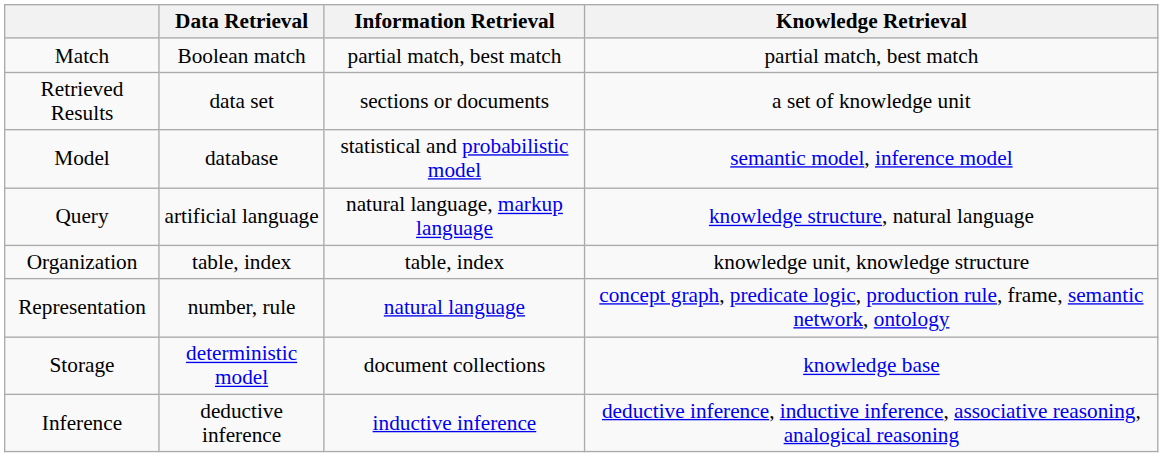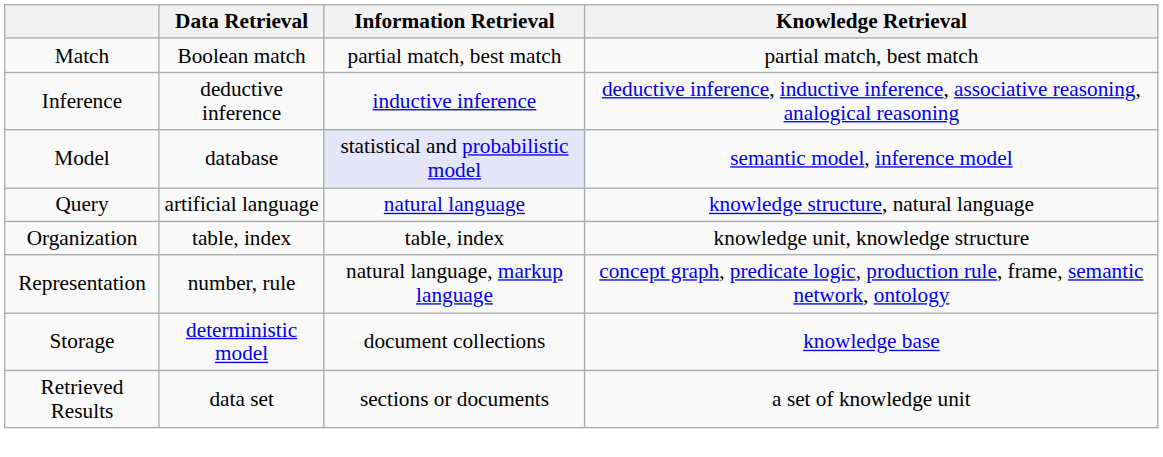rows swapped: (82, 423) <-> (82, 100)
(454, 158) no background -> (454, 158) lavender background
(454, 216) natural language, markup language -> (454, 204) natural language
(454, 307) natural language -> (454, 283) natural language, markup language
